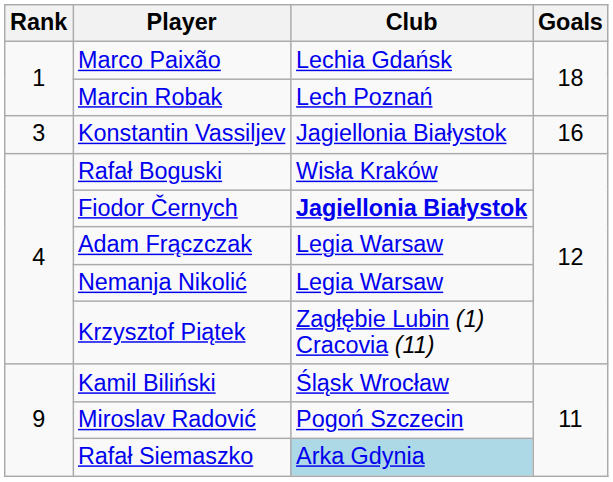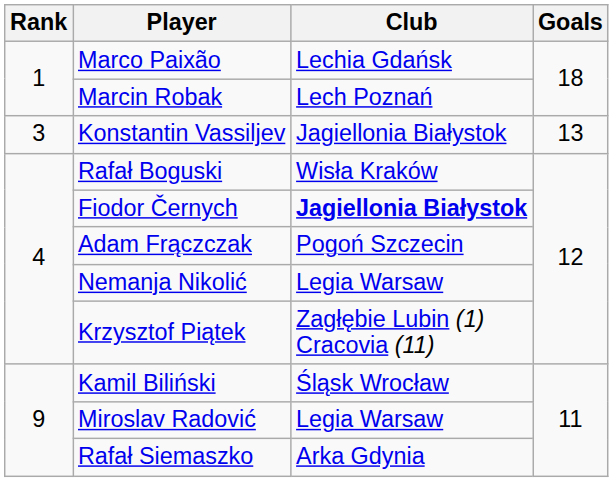(570, 134) 16 -> (570, 134) 13
(370, 245) Legia Warsaw -> (380, 245) Pogoń Szczecin
(380, 419) Pogoń Szczecin -> (370, 419) Legia Warsaw
(360, 456) lightblue background -> (360, 456) no background
